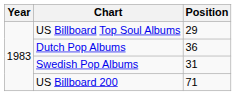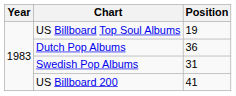(191, 30) 29 -> (191, 30) 19
(191, 82) 71 -> (191, 82) 41
